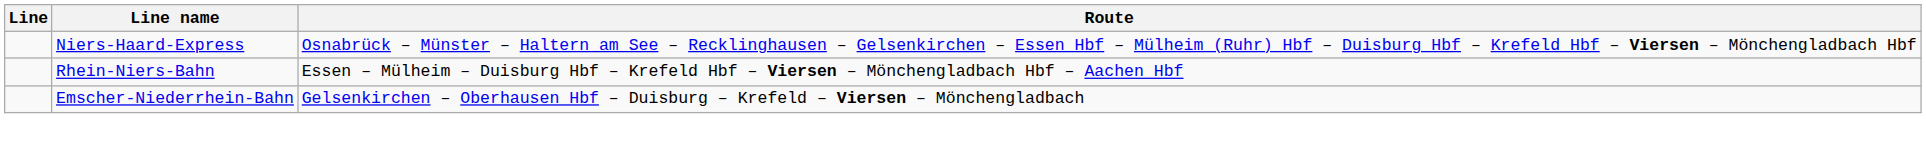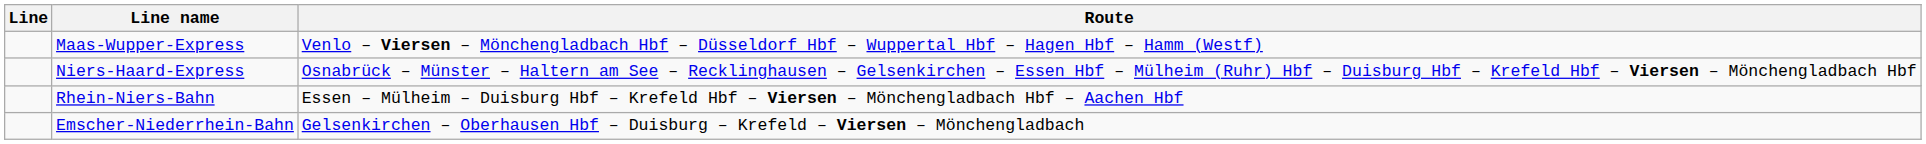+ row: (150, 45)
